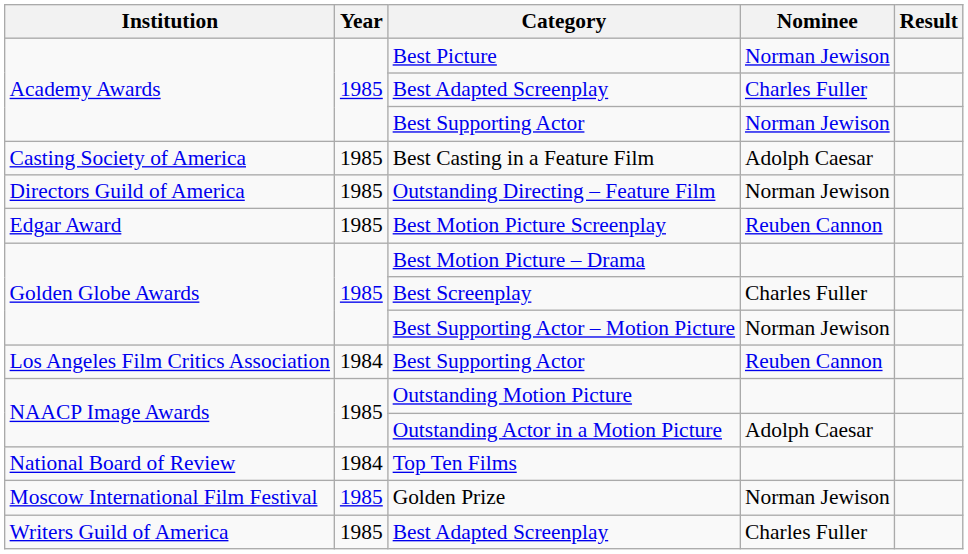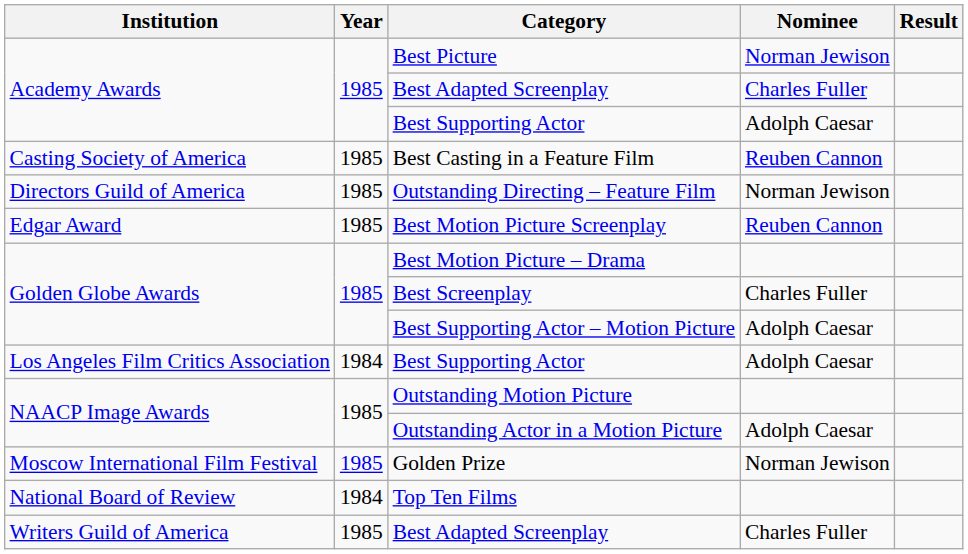(817, 123) Norman Jewison -> (809, 123) Adolph Caesar
(809, 157) Adolph Caesar -> (814, 157) Reuben Cannon
(817, 327) Norman Jewison -> (809, 327) Adolph Caesar
(814, 361) Reuben Cannon -> (809, 361) Adolph Caesar
rows swapped: (122, 463) <-> (164, 497)
